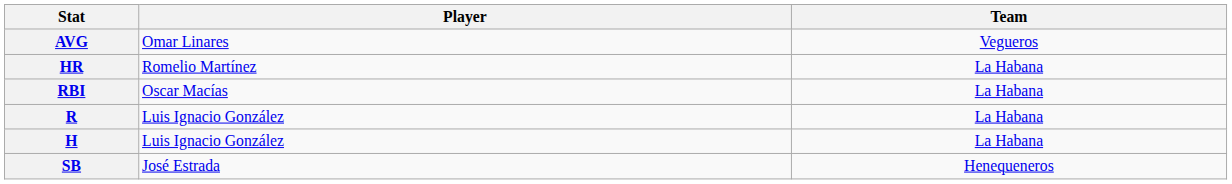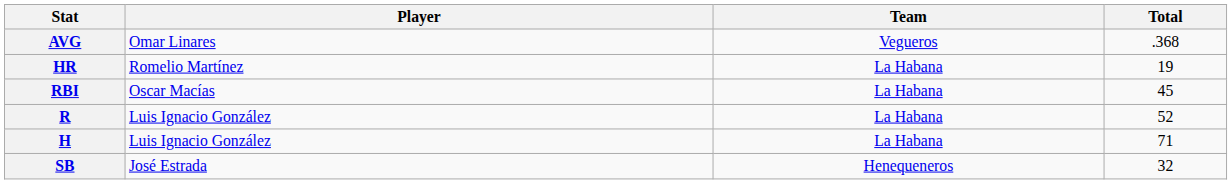+ column: (1165, 16)
